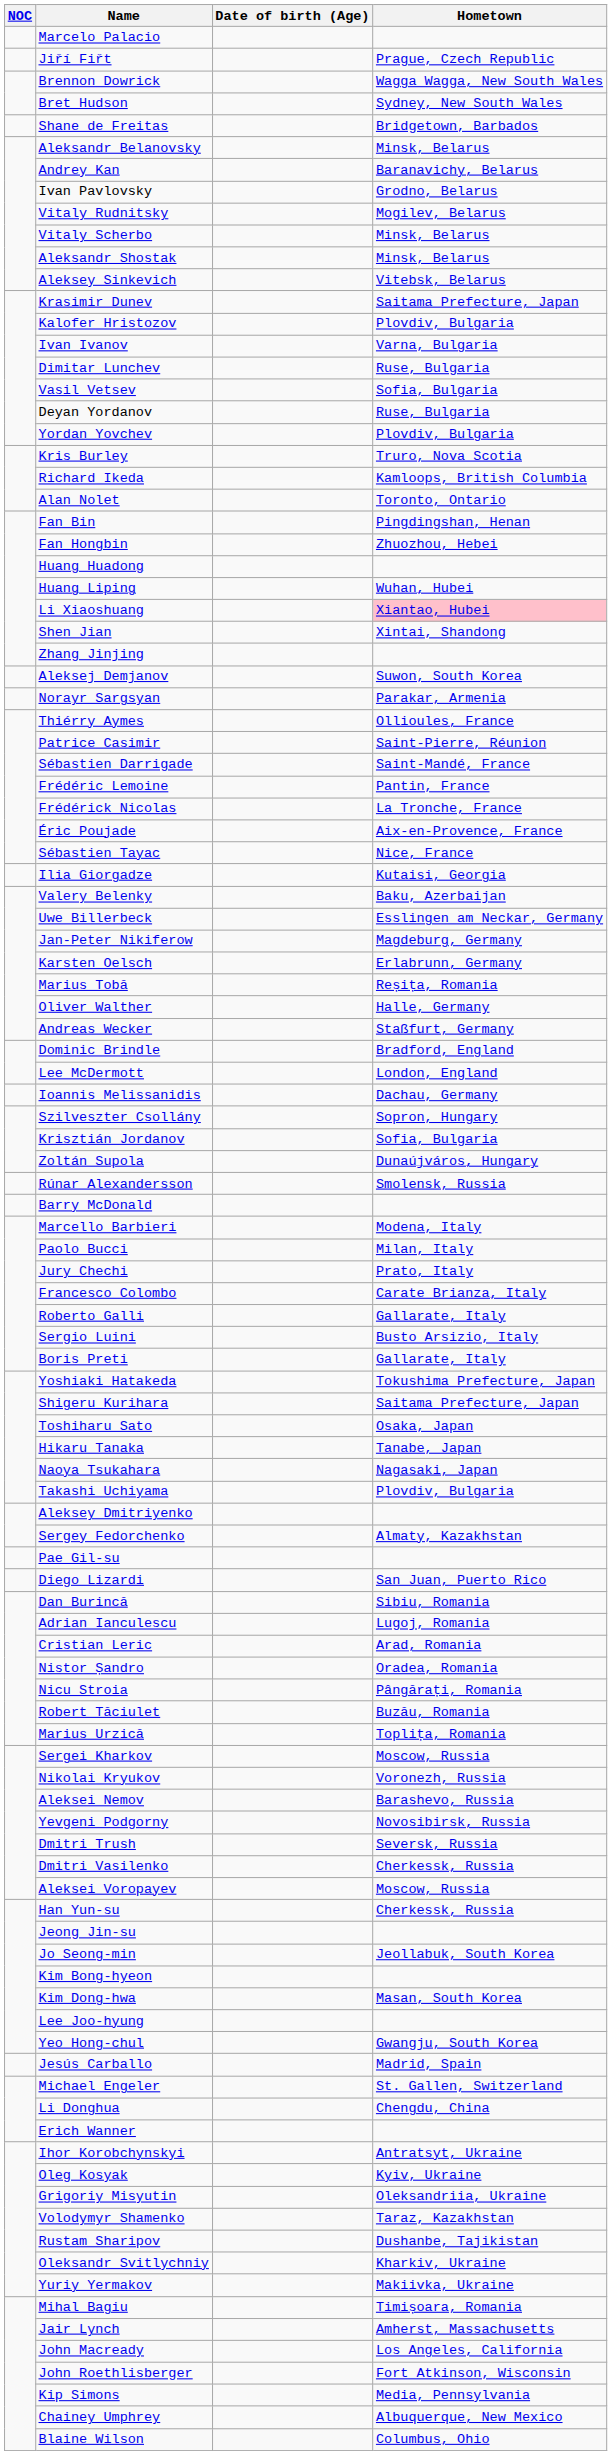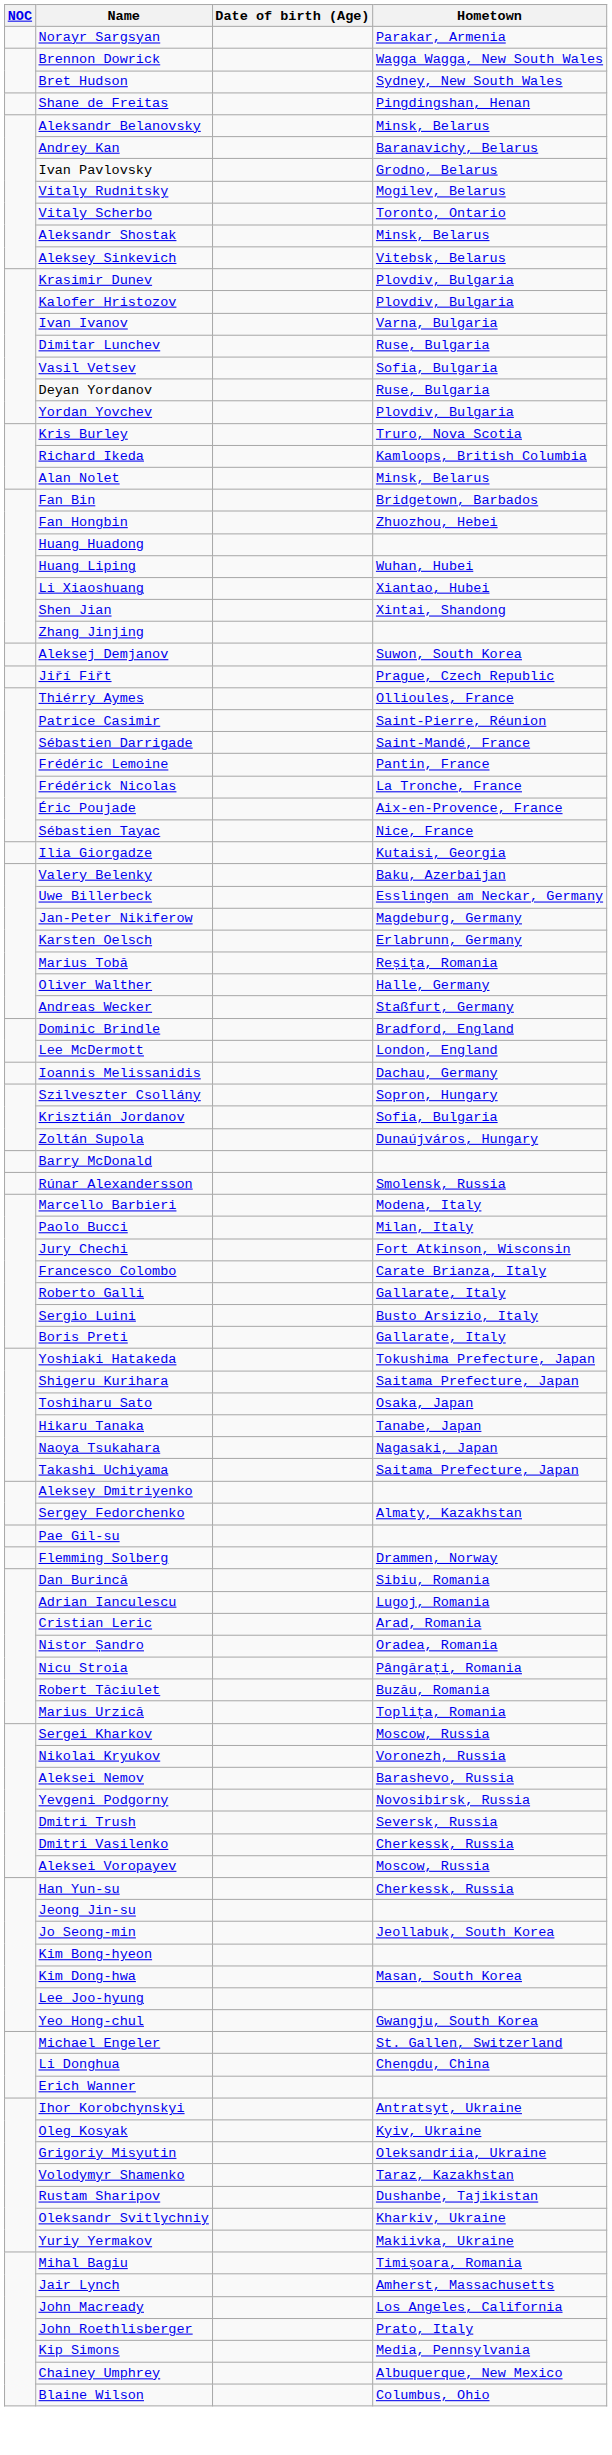- row: (99, 38)
rows swapped: (99, 699) <-> (75, 60)
(457, 126) Bridgetown, Barbados -> (453, 104) Pingdingshan, Henan
(433, 236) Minsk, Belarus -> (441, 214) Toronto, Ontario
(477, 302) Saitama Prefecture, Japan -> (445, 280) Plovdiv, Bulgaria
(441, 500) Toronto, Ontario -> (433, 478) Minsk, Belarus
(453, 522) Pingdingshan, Henan -> (457, 500) Bridgetown, Barbados
(433, 610) pink background -> (433, 588) no background
rows swapped: (116, 1183) <-> (95, 1205)
(425, 1272) Prato, Italy -> (473, 1249) Fort Atkinson, Wisconsin
(445, 1492) Plovdiv, Bulgaria -> (477, 1470) Saitama Prefecture, Japan
+ row: (103, 1558)
- row: (91, 1580)
- row: (95, 2065)
(473, 2373) Fort Atkinson, Wisconsin -> (425, 2329) Prato, Italy
